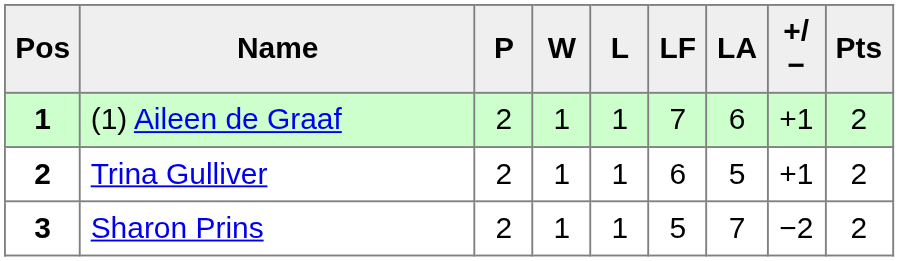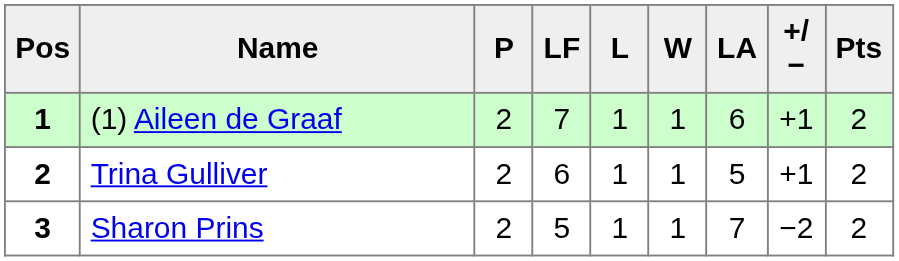columns swapped: (562, 48) <-> (678, 48)
